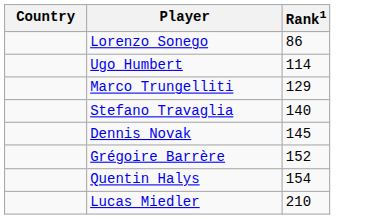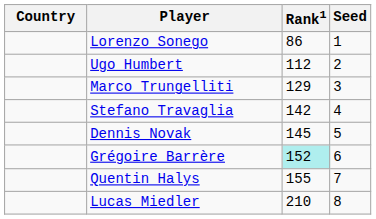+ column: (350, 18)
(298, 65) 114 -> (298, 65) 112
(298, 111) 140 -> (298, 111) 142
(298, 157) no background -> (298, 157) paleturquoise background
(298, 180) 154 -> (298, 180) 155
